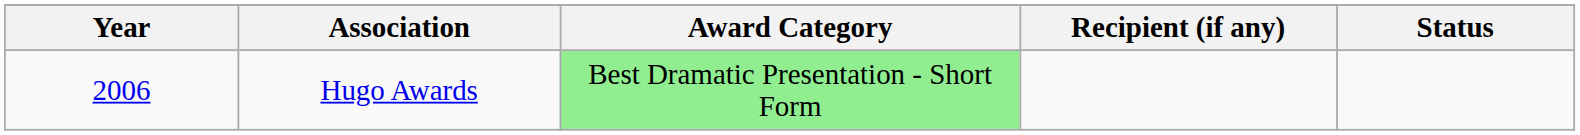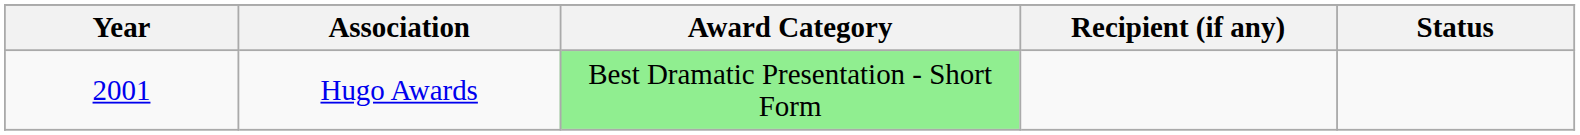(122, 89) 2006 -> (122, 89) 2001
